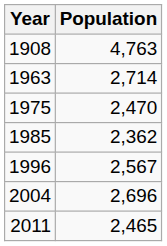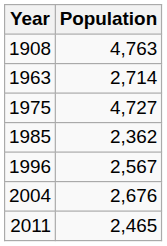(134, 107) 2,470 -> (134, 107) 4,727
(134, 196) 2,696 -> (134, 196) 2,676
